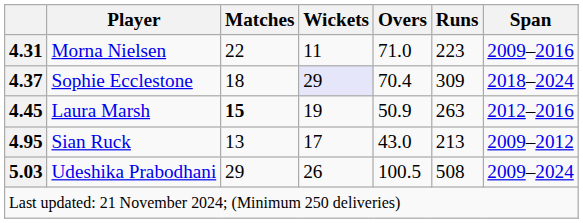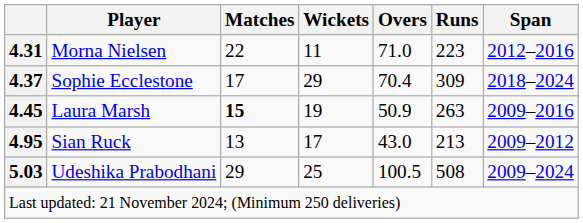(531, 50) 2009–2016 -> (531, 50) 2012–2016
(235, 80) 18 -> (235, 80) 17
(313, 80) lavender background -> (313, 80) no background
(531, 111) 2012–2016 -> (531, 111) 2009–2016
(313, 171) 26 -> (313, 171) 25
